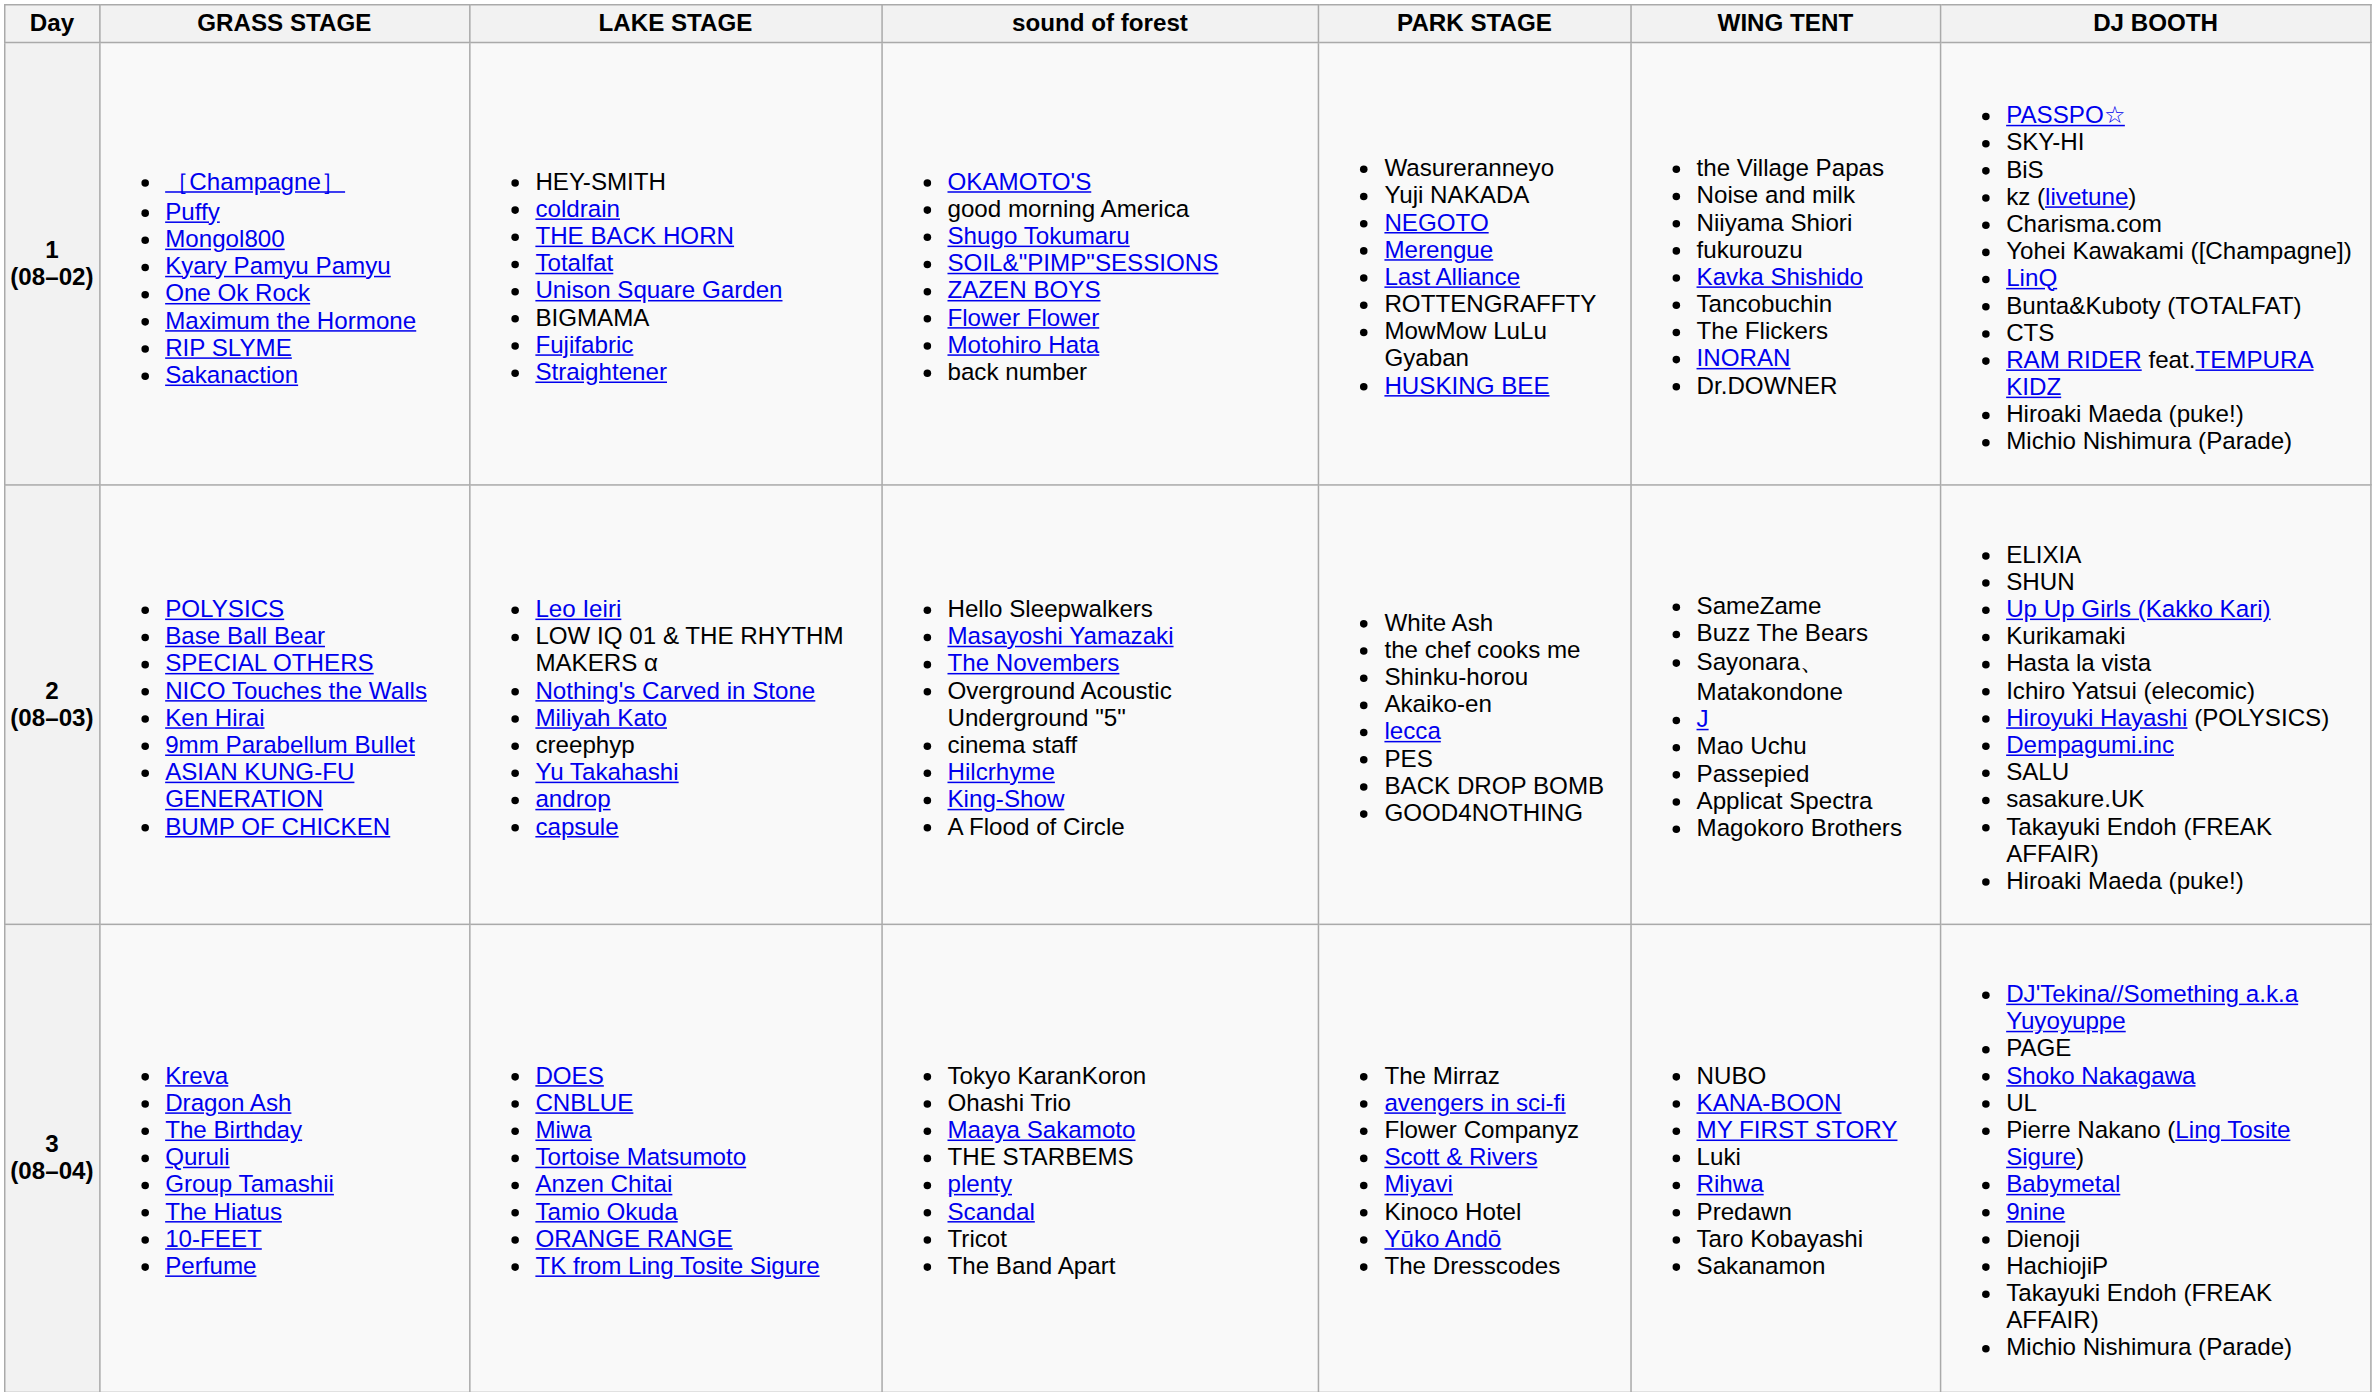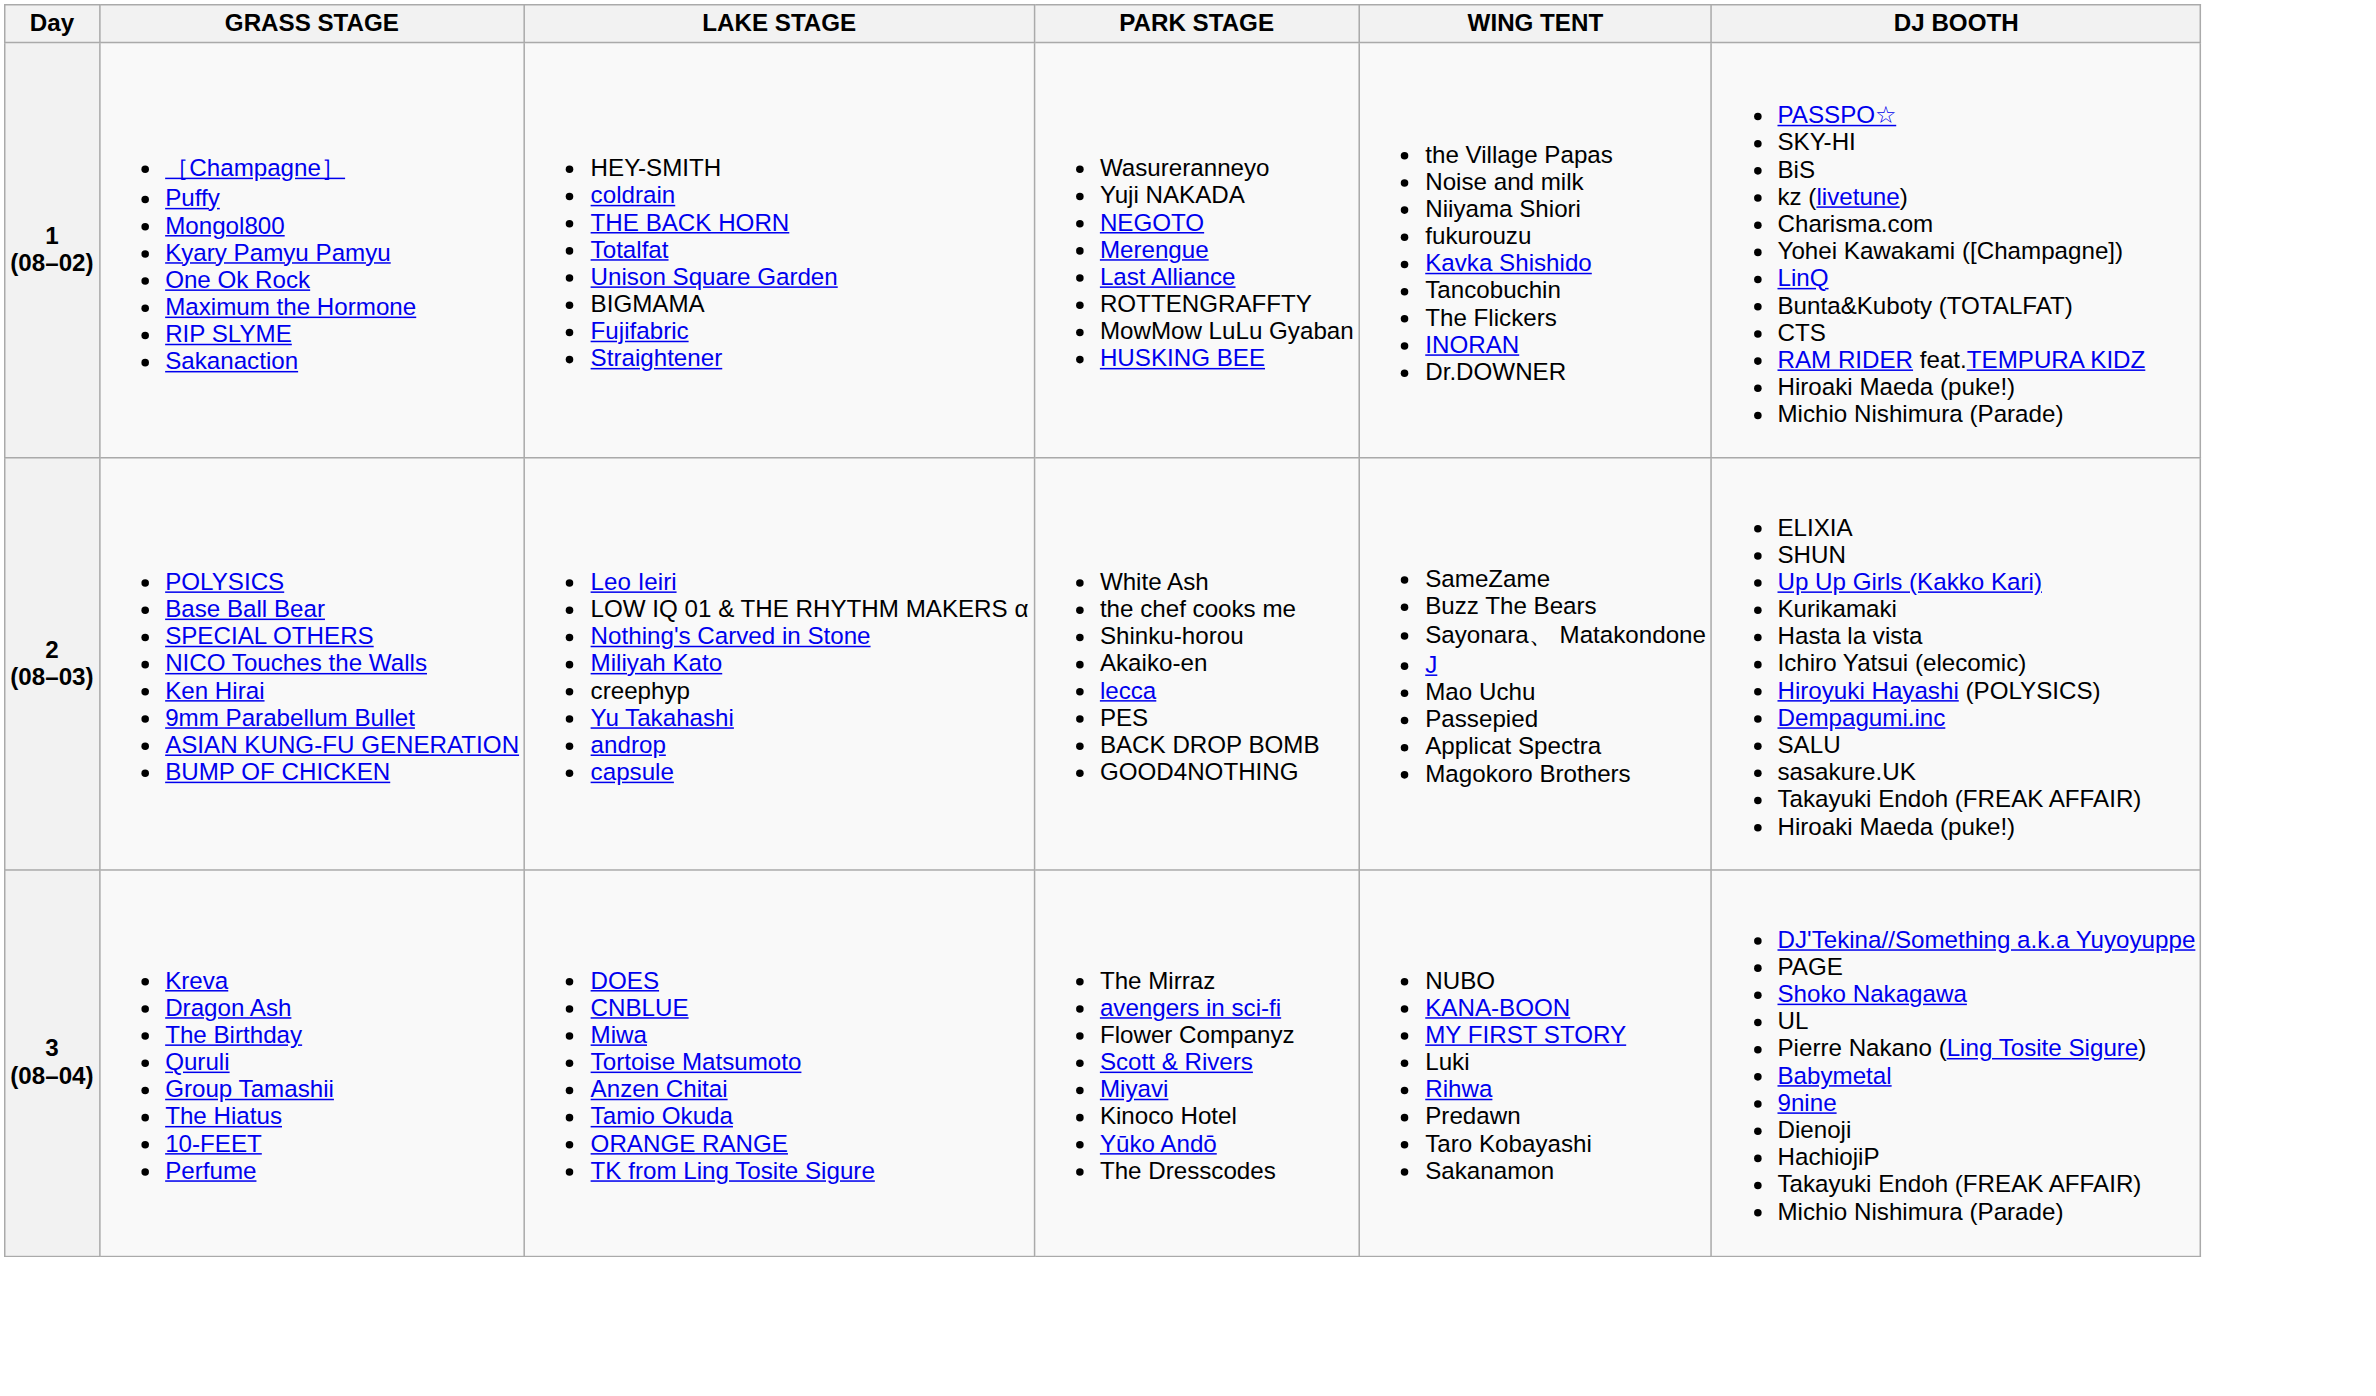- column: (1100, 23)
